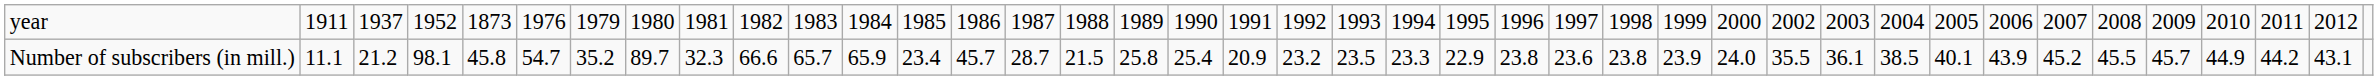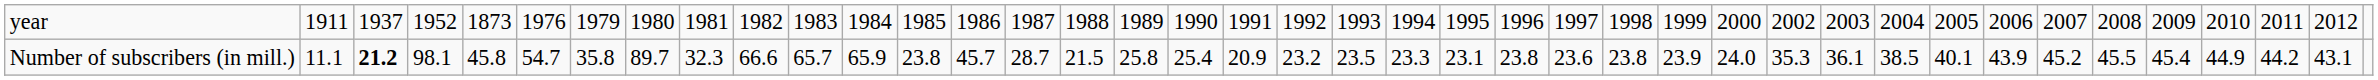(378, 57) normal -> (378, 57) bold
(595, 57) 35.2 -> (595, 57) 35.8
(921, 57) 23.4 -> (921, 57) 23.8
(1465, 57) 22.9 -> (1465, 57) 23.1
(1791, 57) 35.5 -> (1791, 57) 35.3
(2171, 57) 45.7 -> (2171, 57) 45.4
